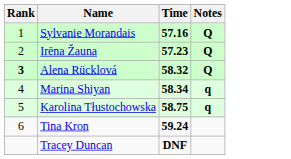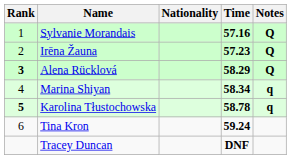+ column: (190, 13)
(175, 70) 58.32 -> (237, 70) 58.29
(21, 107) normal -> (21, 107) bold
(175, 107) 58.75 -> (237, 107) 58.78
